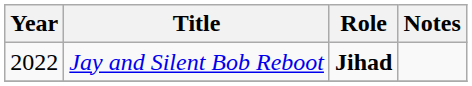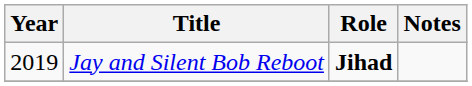(34, 61) 2022 -> (34, 61) 2019
